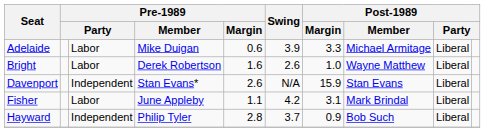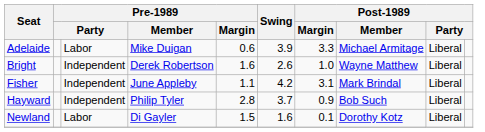(85, 65) Labor -> (94, 65) Independent
- row: (32, 83)
(85, 100) Labor -> (94, 83) Independent
+ row: (28, 118)
